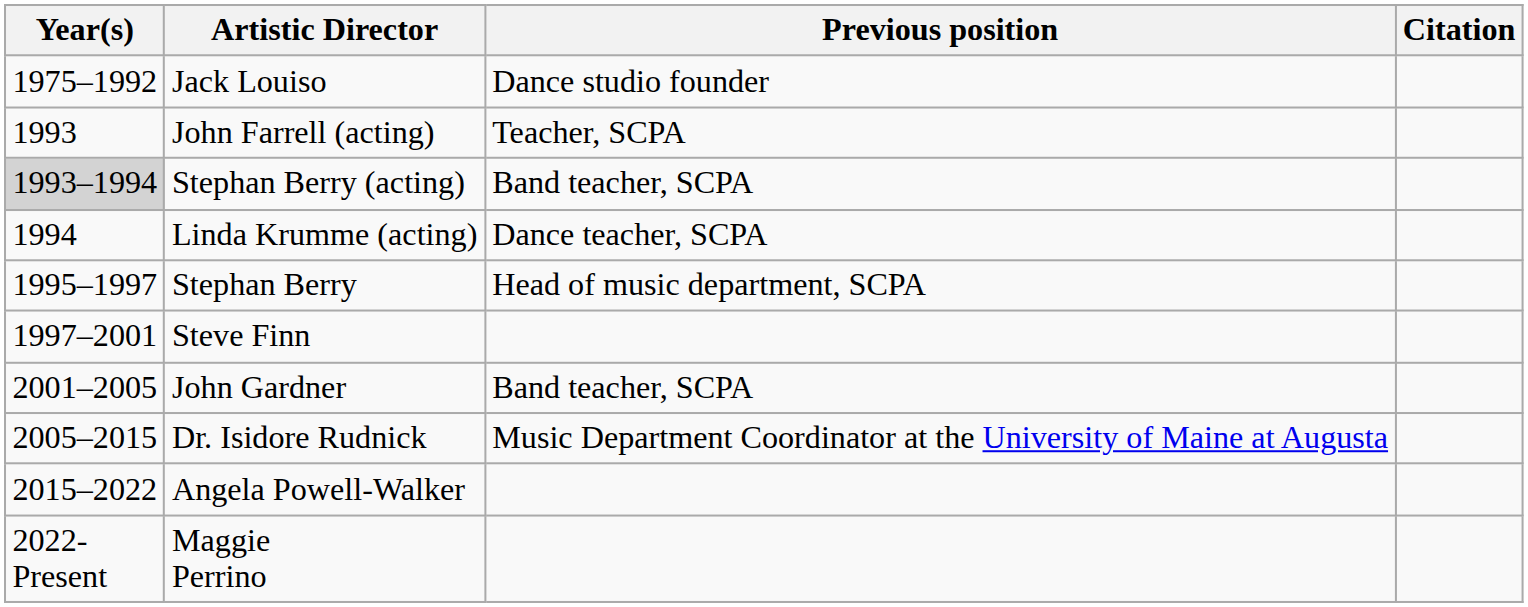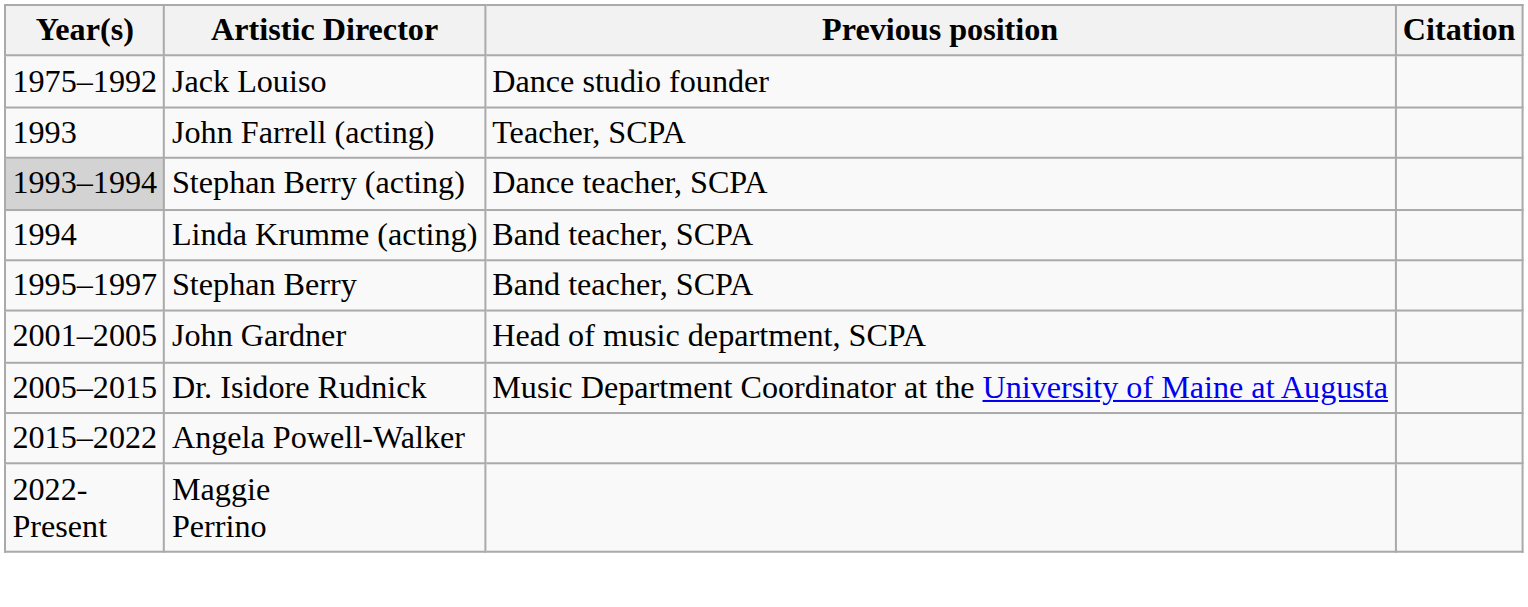(623, 183) Band teacher, SCPA -> (630, 183) Dance teacher, SCPA
(630, 234) Dance teacher, SCPA -> (623, 234) Band teacher, SCPA
(709, 285) Head of music department, SCPA -> (623, 285) Band teacher, SCPA
- row: (241, 336)
(623, 387) Band teacher, SCPA -> (709, 336) Head of music department, SCPA
